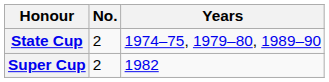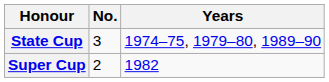(97, 41) 2 -> (97, 41) 3
